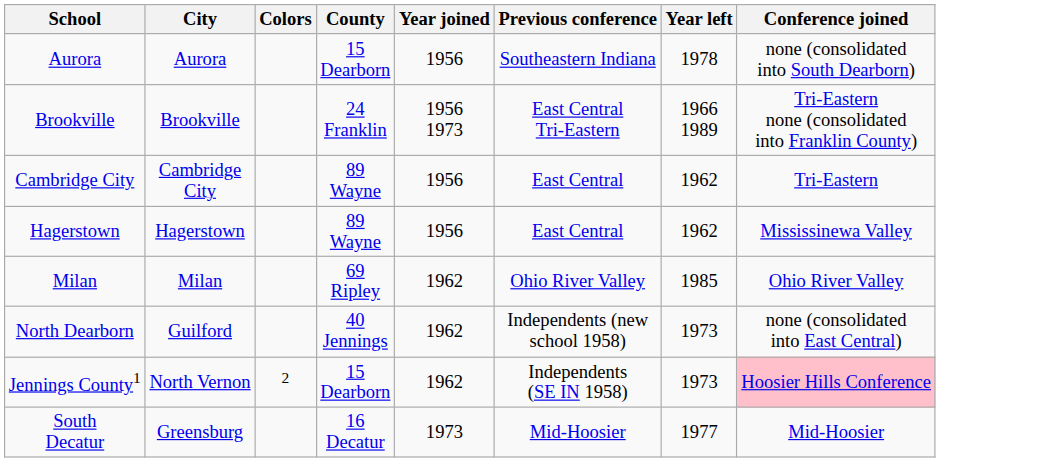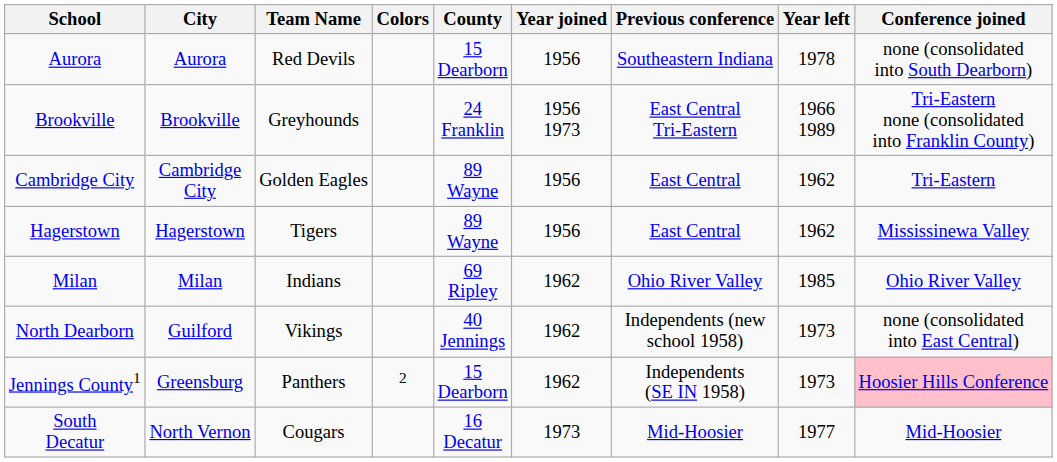+ column: (314, 19)
(200, 381) North Vernon -> (200, 381) Greensburg
(200, 432) Greensburg -> (200, 432) North Vernon
